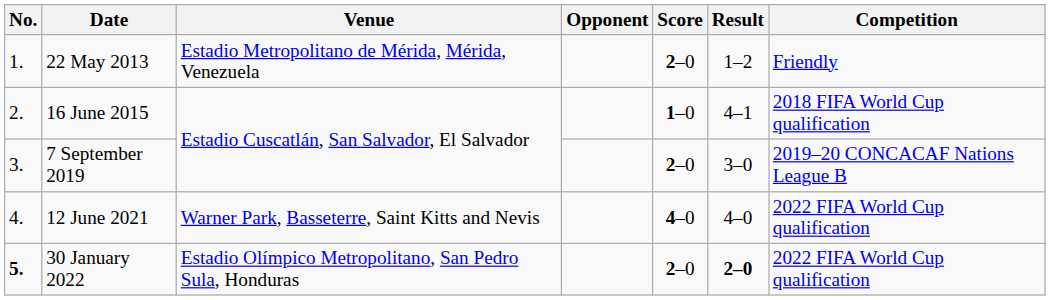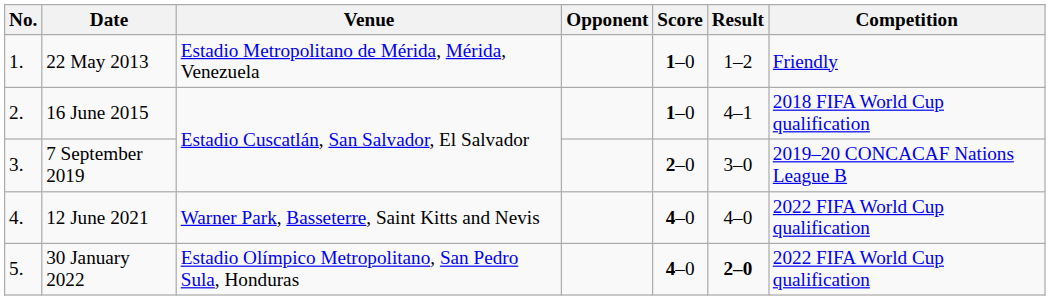(680, 60) 2–0 -> (680, 60) 1–0
(16, 269) bold -> (16, 269) normal
(680, 269) 2–0 -> (680, 269) 4–0
